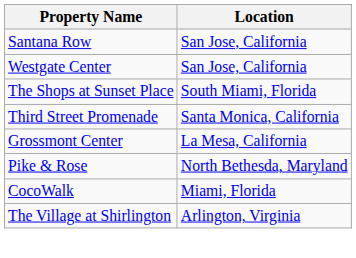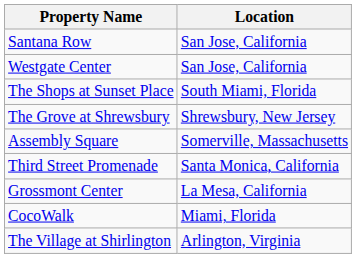+ row: (89, 116)
+ row: (63, 141)
- row: (48, 166)
